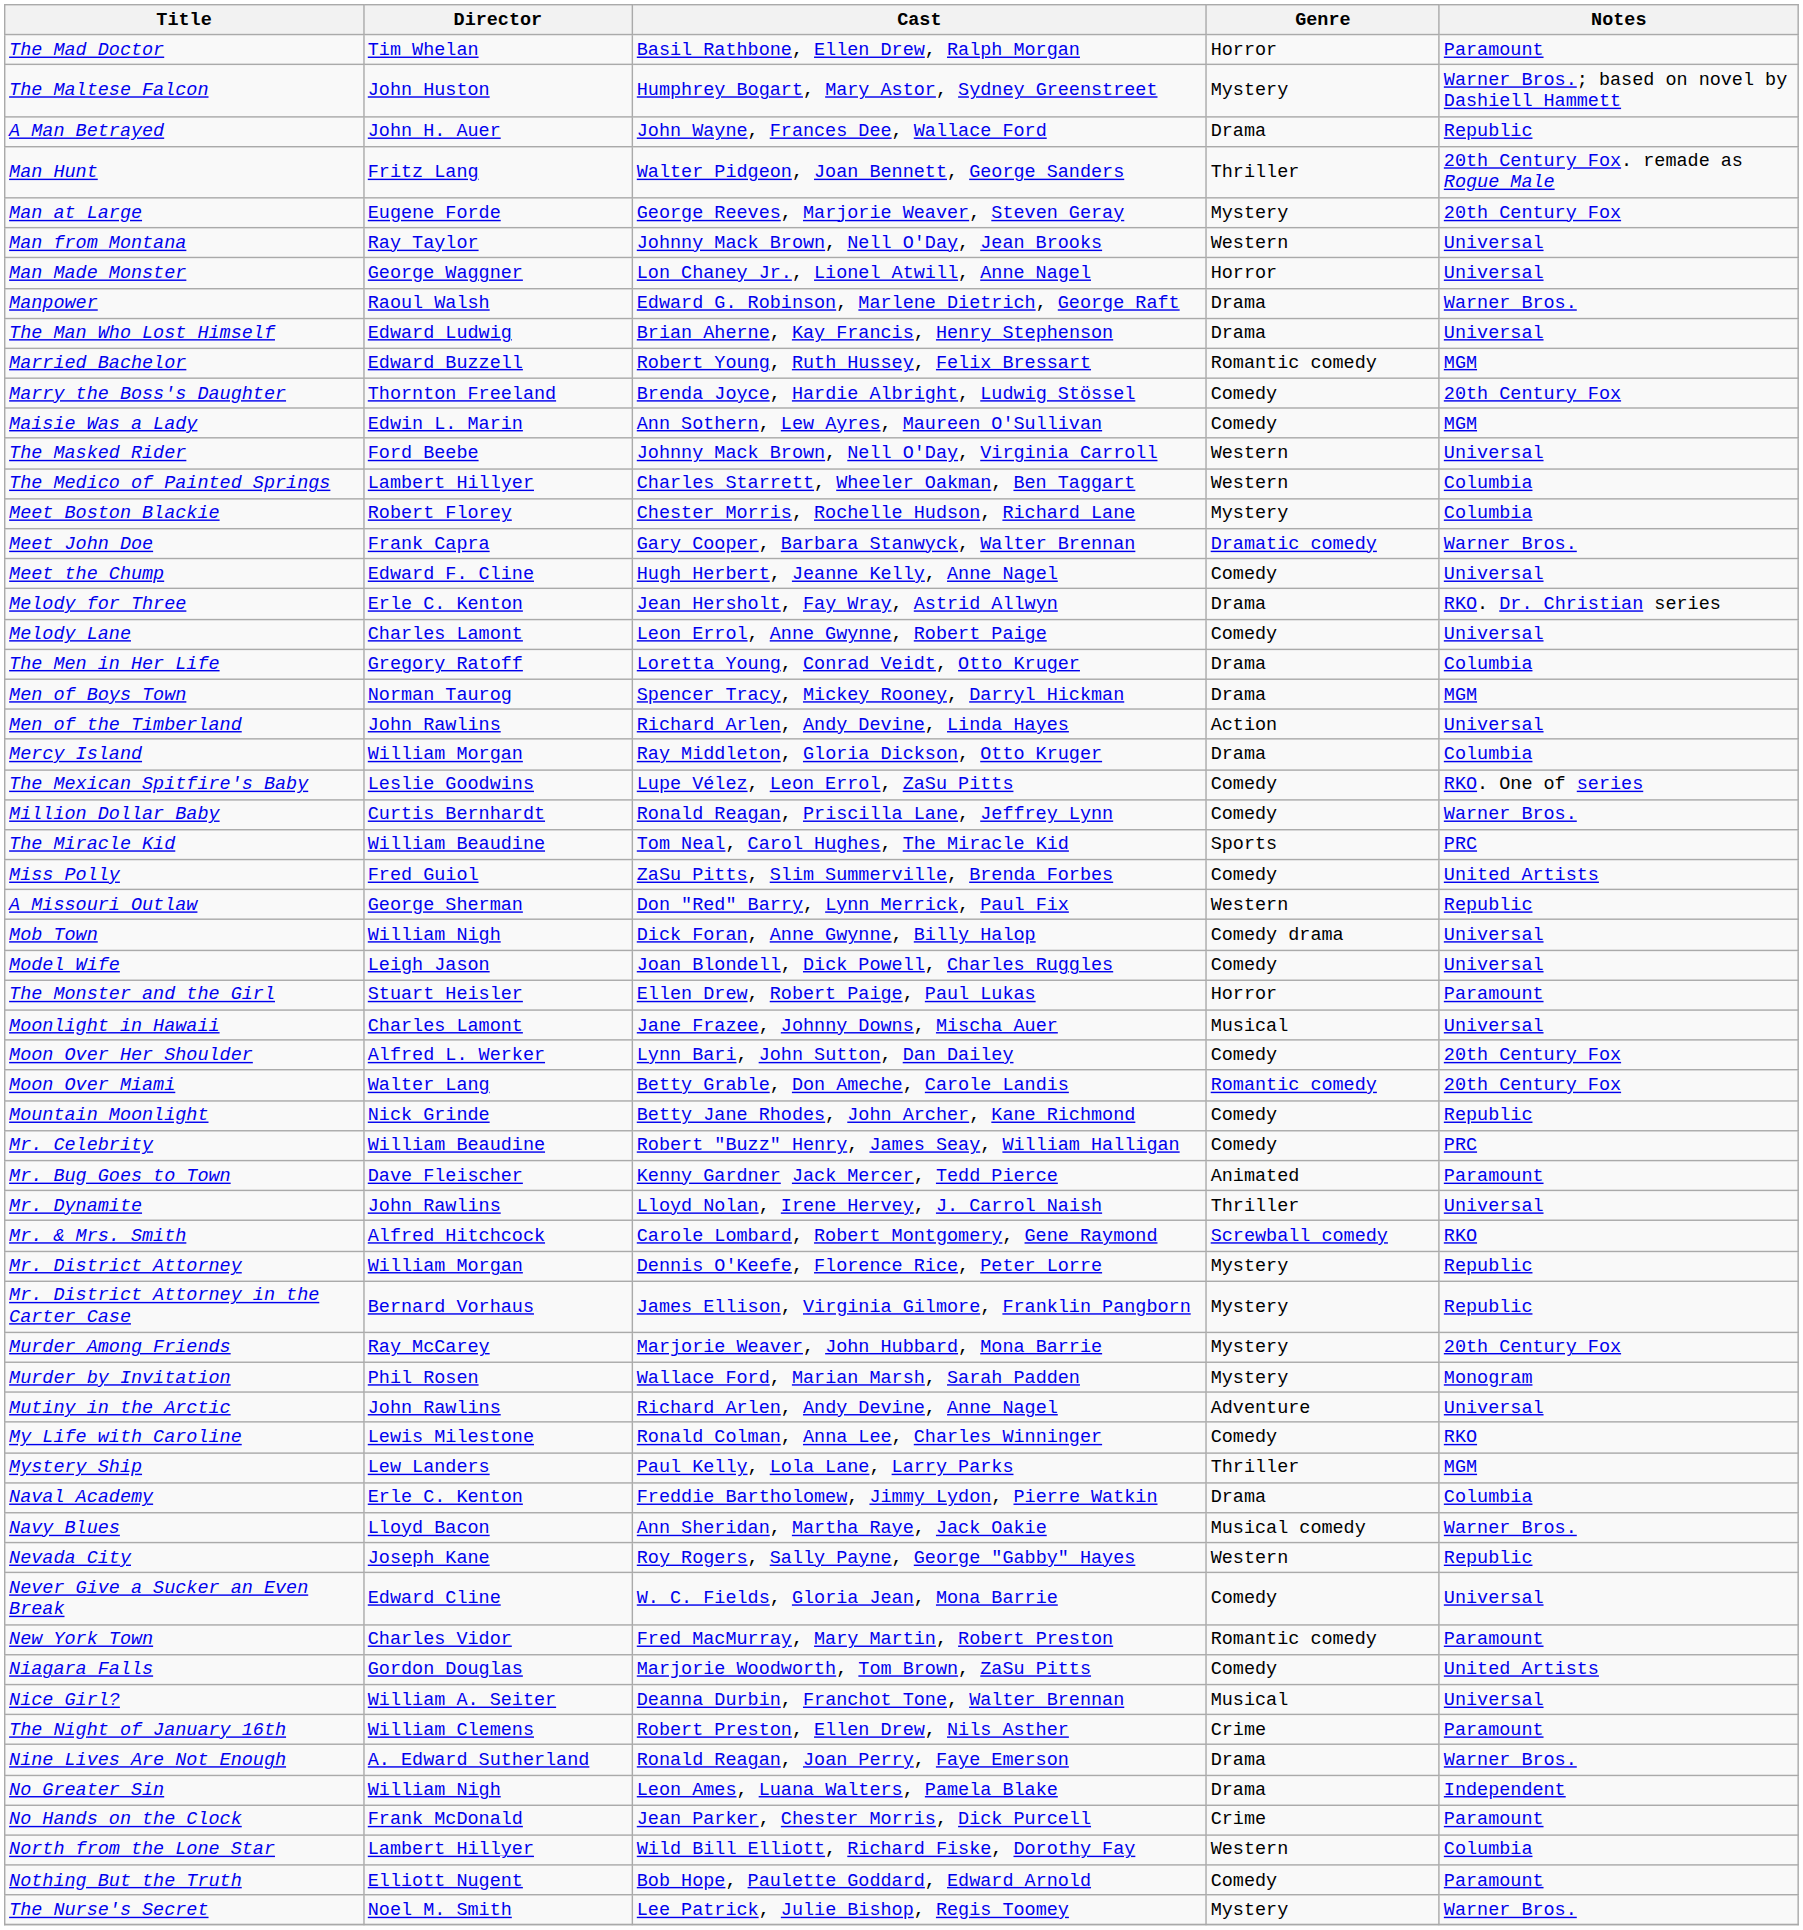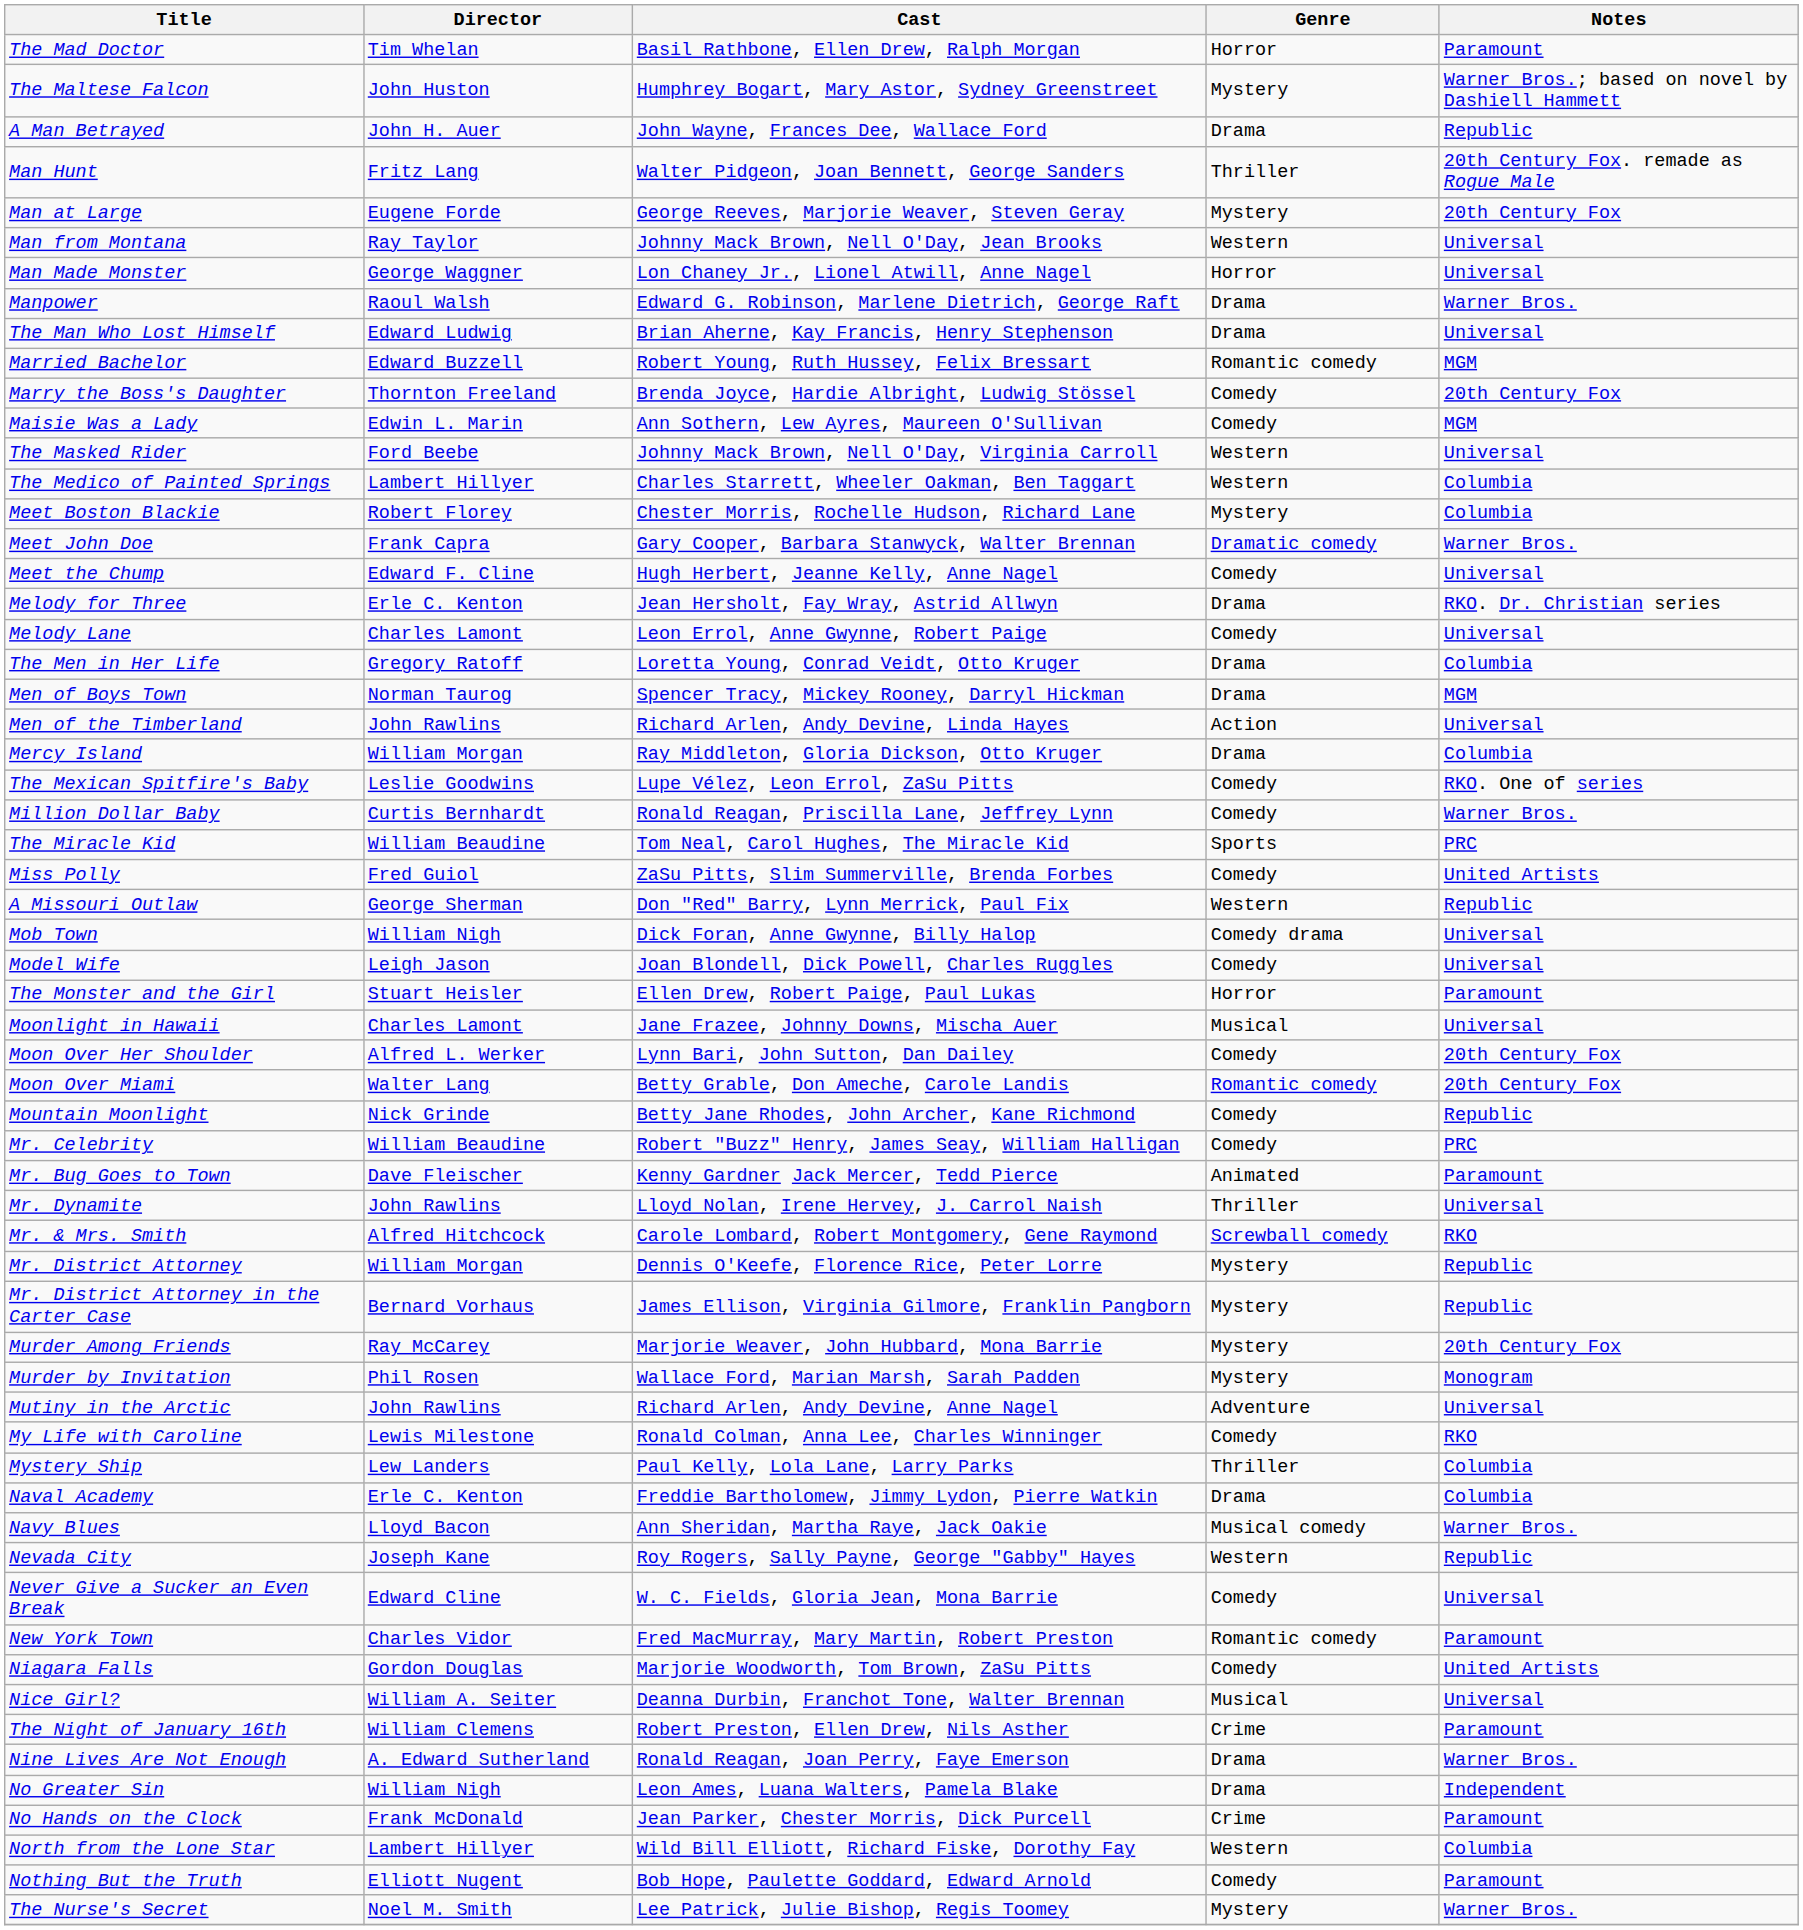(1460, 1468) MGM -> (1488, 1468) Columbia
